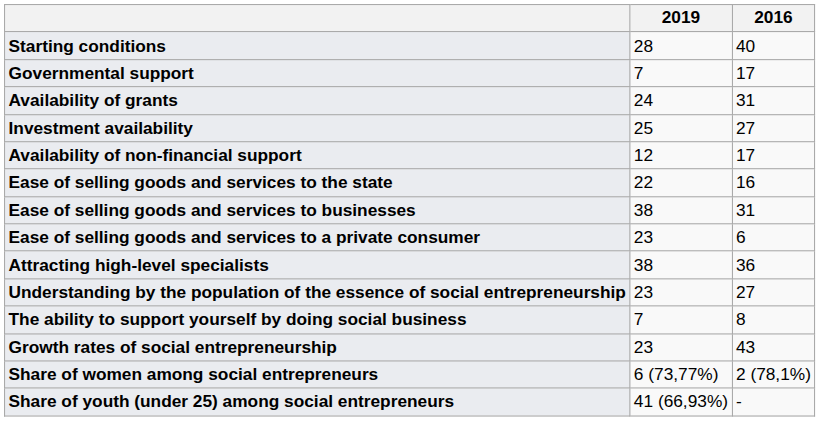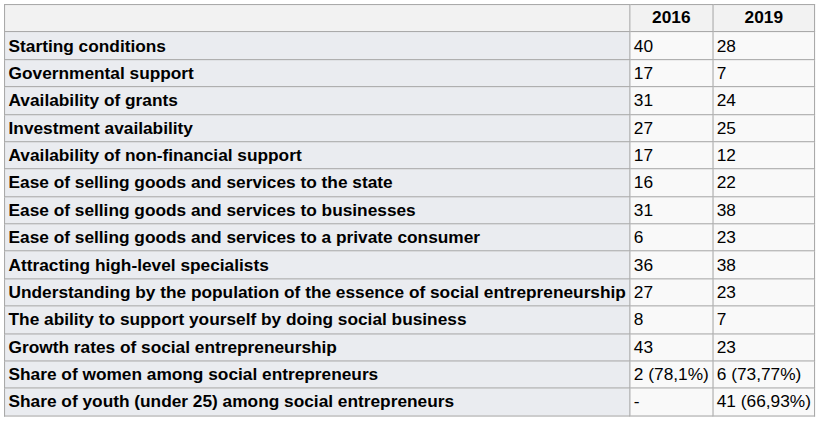columns swapped: (681, 18) <-> (773, 18)
